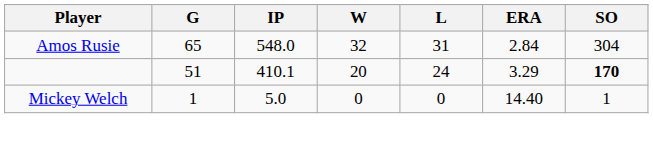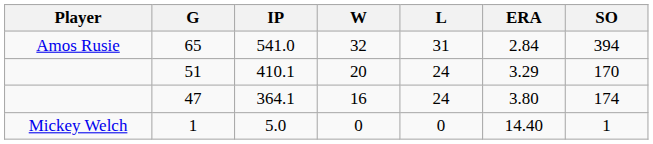(276, 44) 548.0 -> (276, 44) 541.0
(607, 44) 304 -> (607, 44) 394
(607, 71) bold -> (607, 71) normal
+ row: (193, 98)
